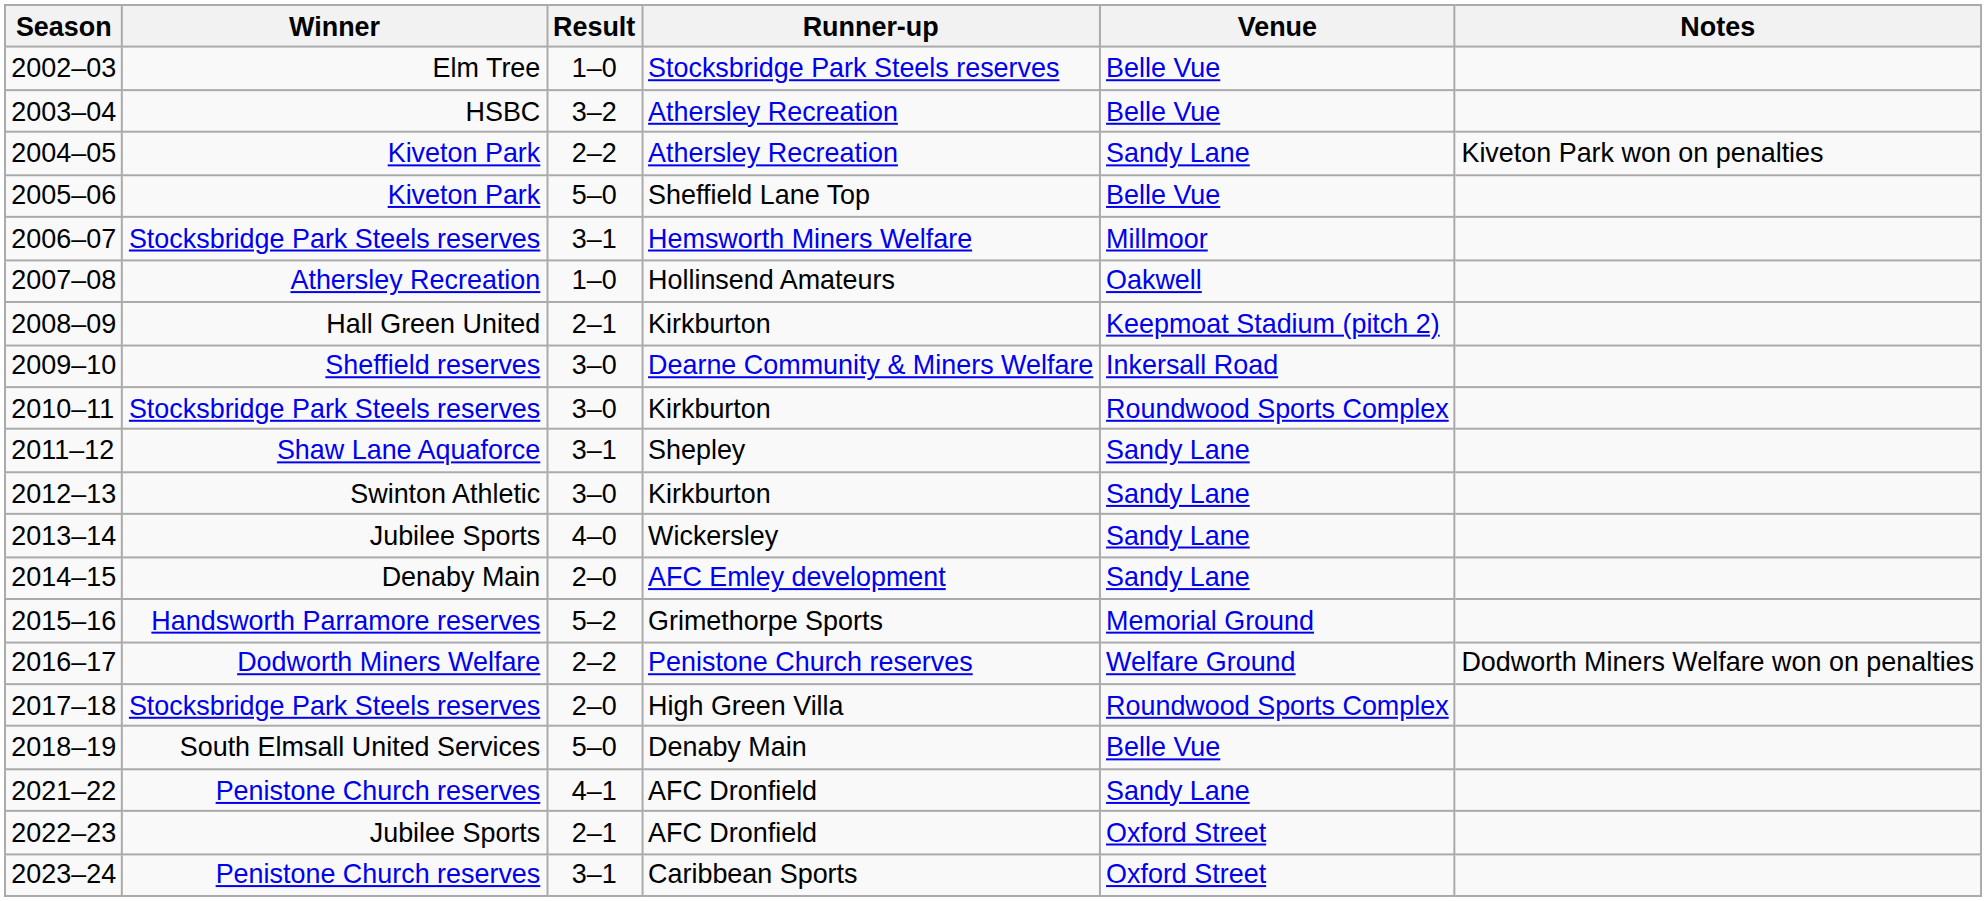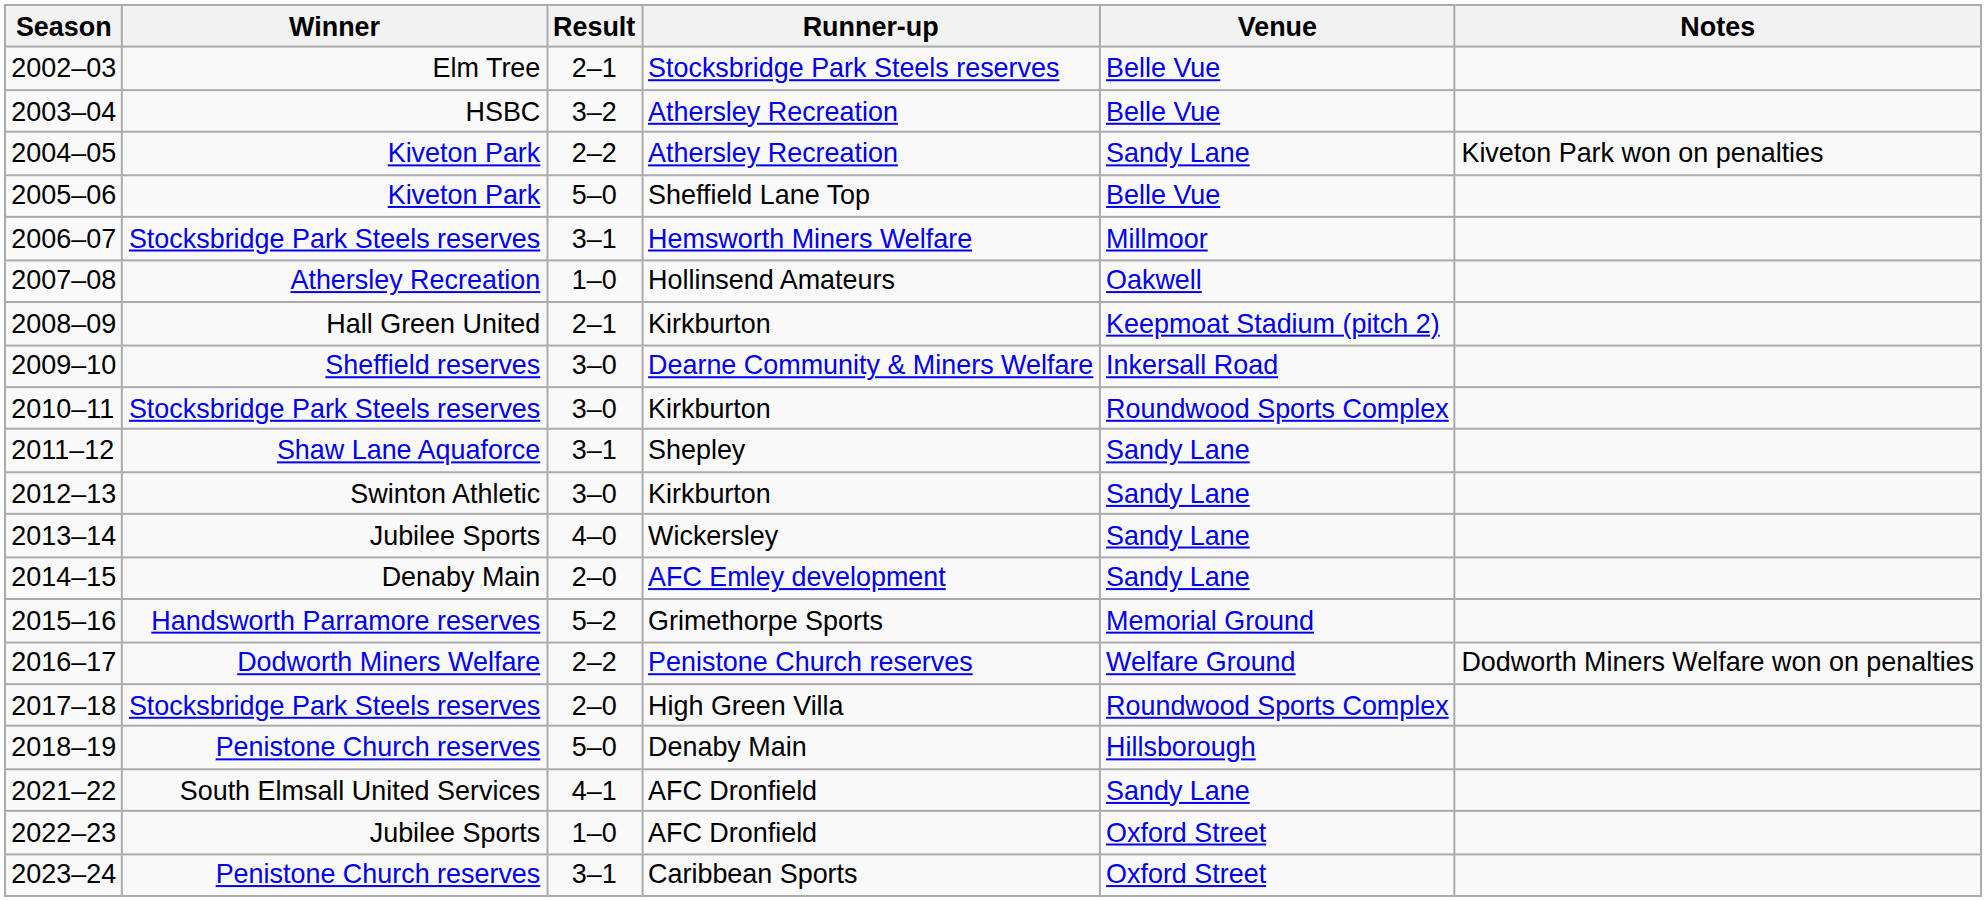(594, 68) 1–0 -> (594, 68) 2–1
(360, 747) South Elmsall United Services -> (378, 747) Penistone Church reserves
(1163, 747) Belle Vue -> (1181, 747) Hillsborough
(378, 790) Penistone Church reserves -> (360, 790) South Elmsall United Services
(594, 832) 2–1 -> (594, 832) 1–0
